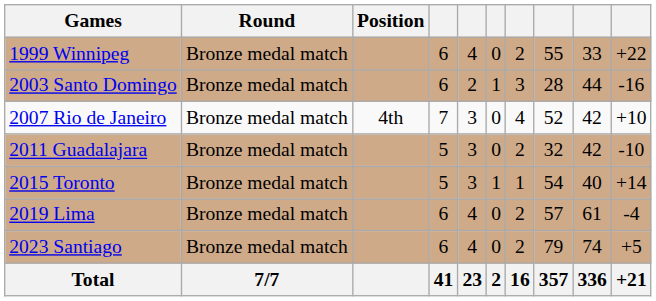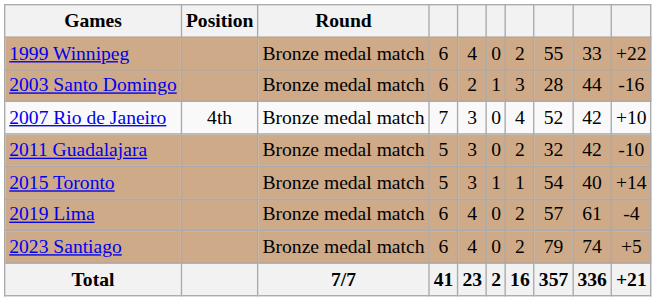columns swapped: (267, 21) <-> (391, 21)
